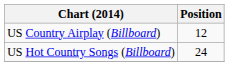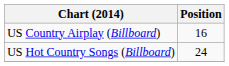(201, 33) 12 -> (201, 33) 16
